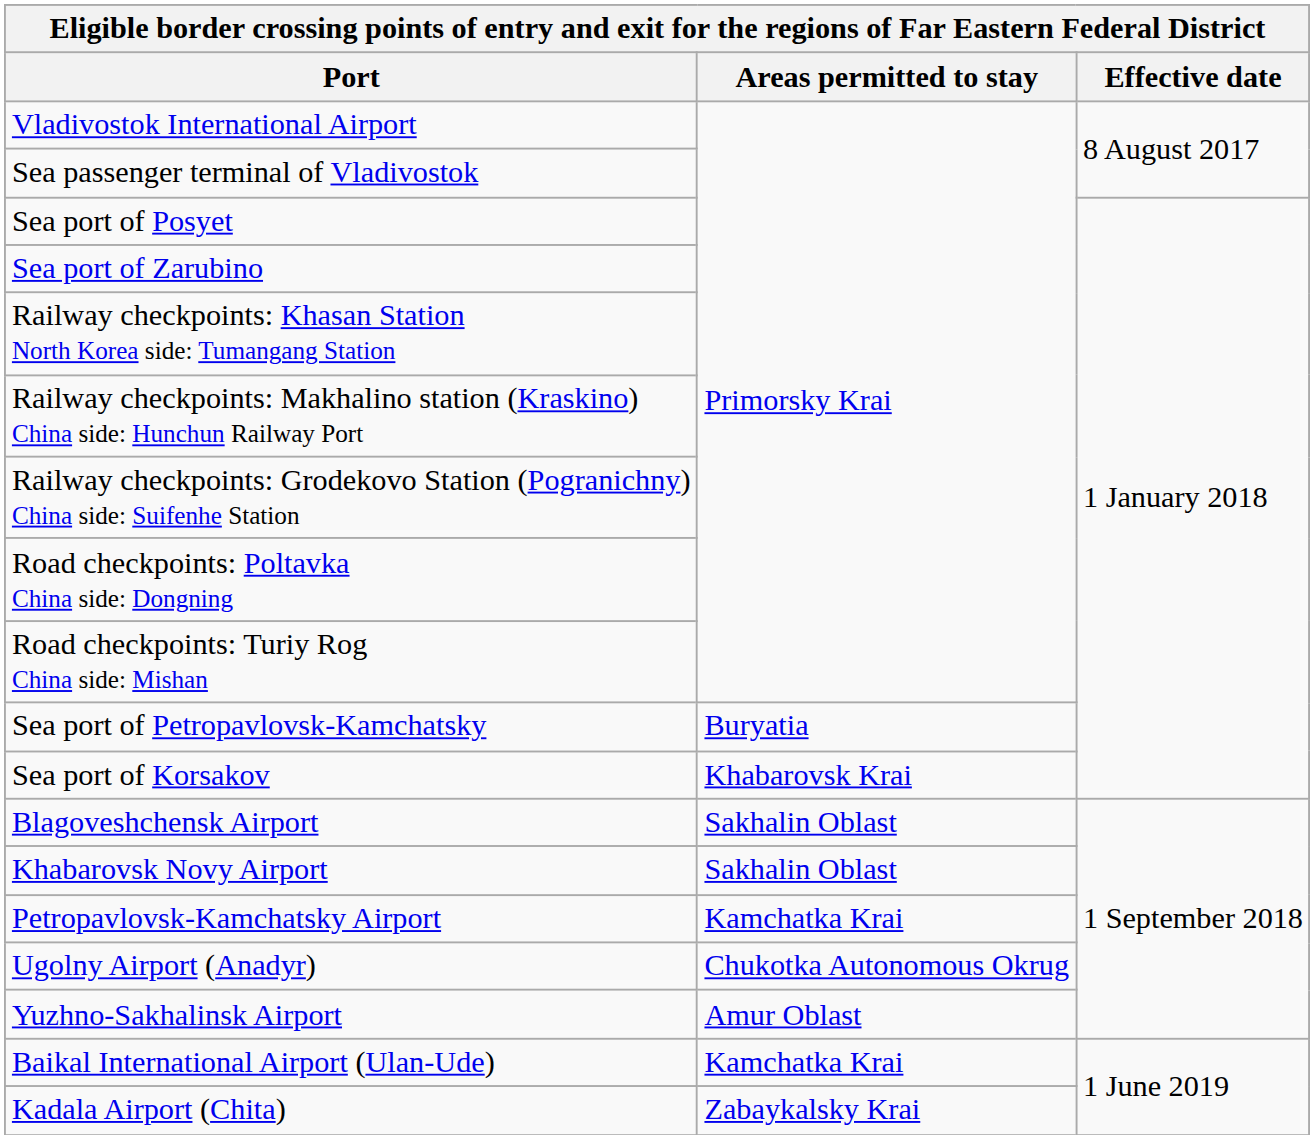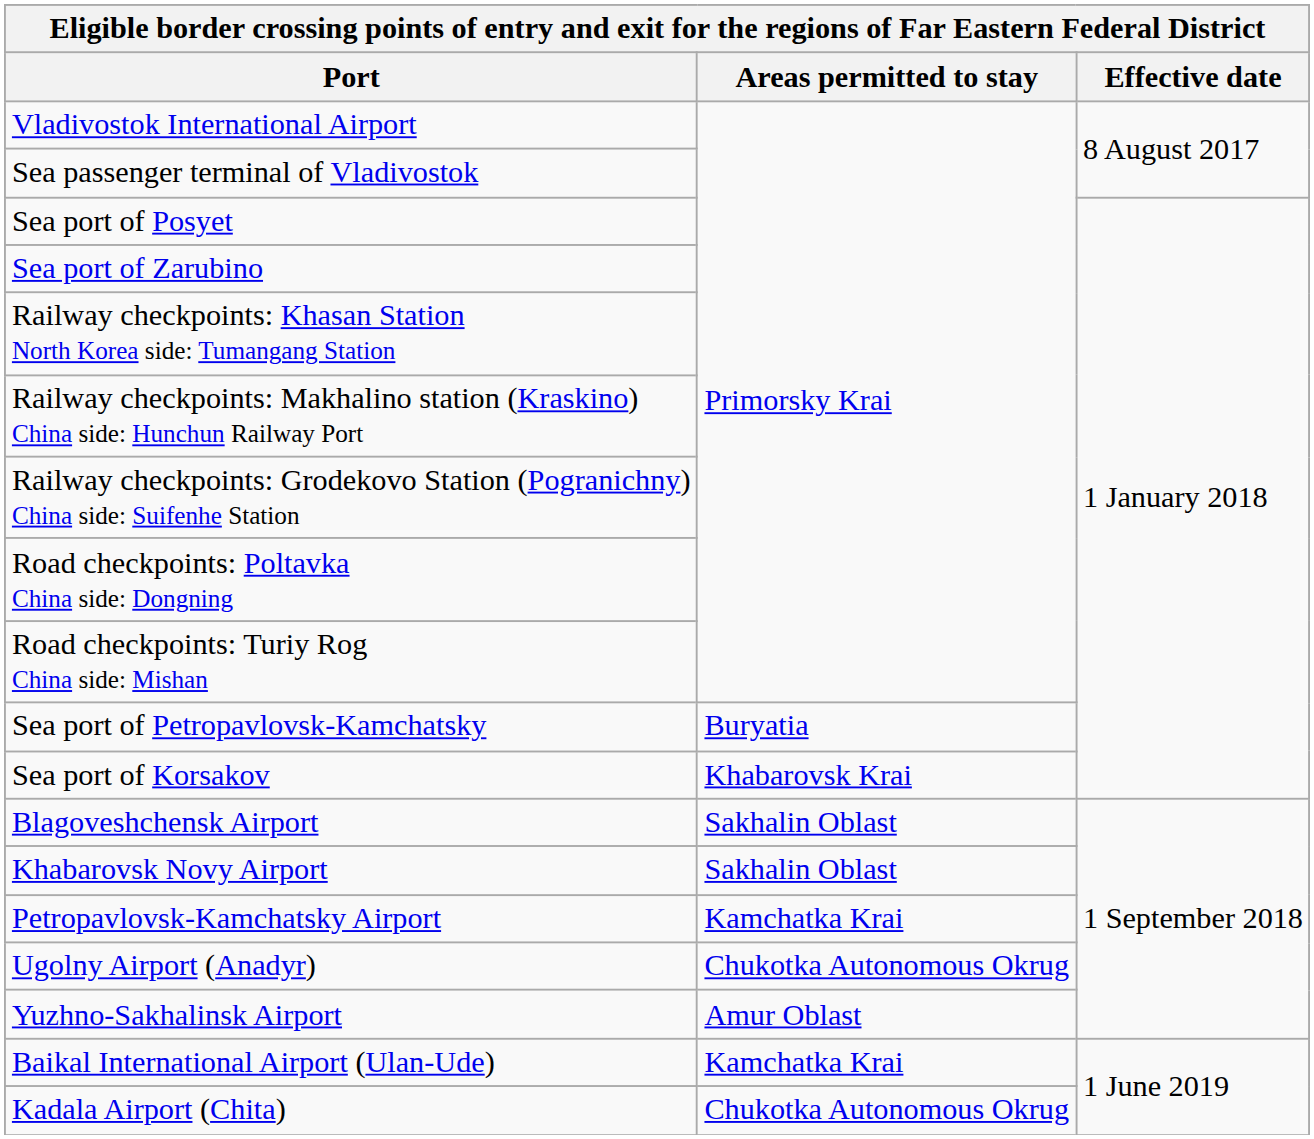(812, 1109) Zabaykalsky Krai -> (887, 1109) Chukotka Autonomous Okrug
